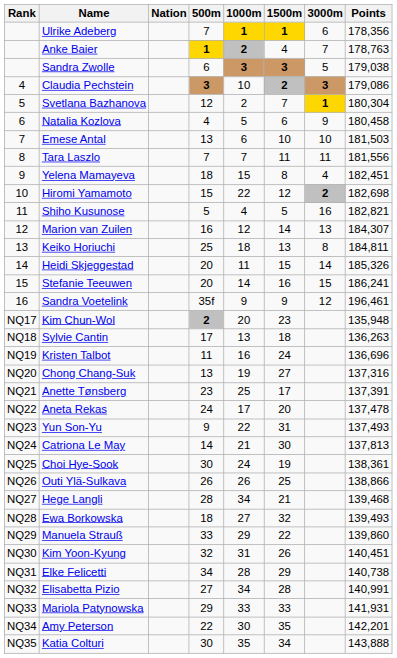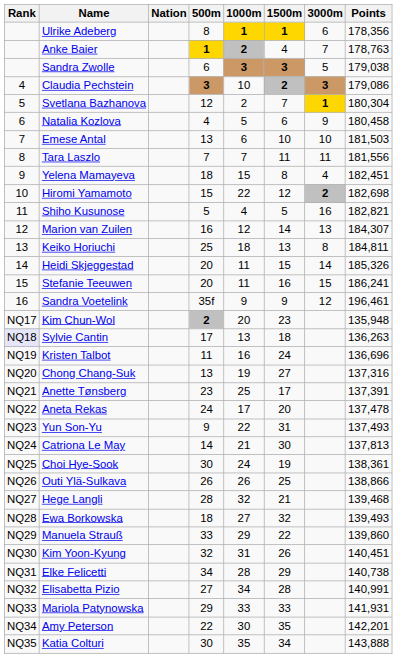(206, 31) 7 -> (206, 31) 8
(244, 283) 14 -> (244, 283) 11
(22, 337) no background -> (22, 337) lavender background
(244, 499) 34 -> (244, 499) 32
